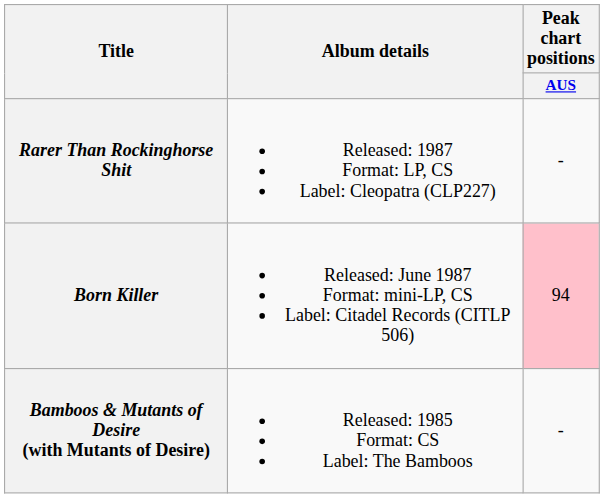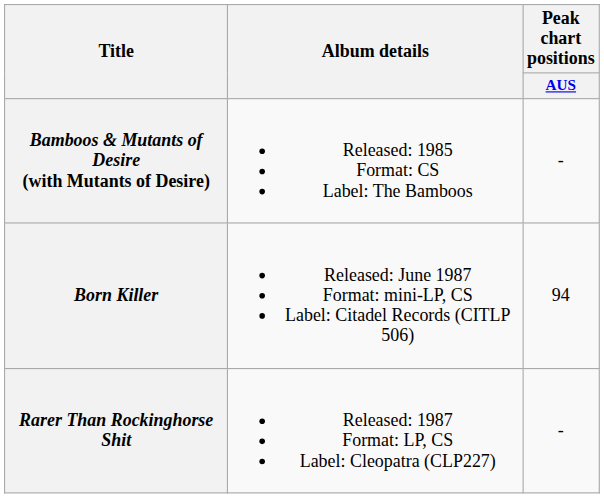rows swapped: (116, 430) <-> (116, 160)
(561, 295) pink background -> (561, 295) no background
